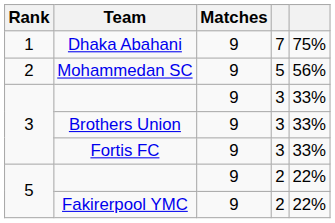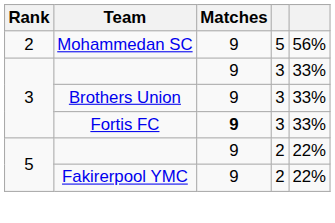- row: (29, 44)
(234, 151) normal -> (234, 124) bold
